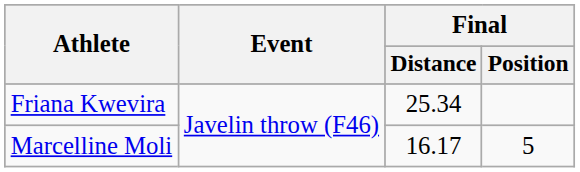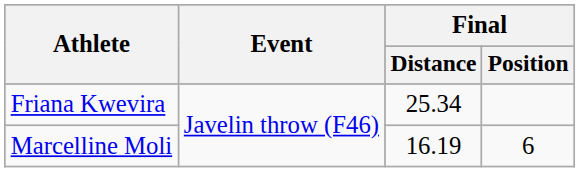(434, 145) 16.17 -> (434, 145) 16.19
(528, 145) 5 -> (528, 145) 6
